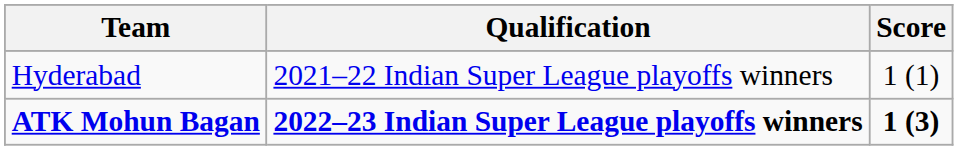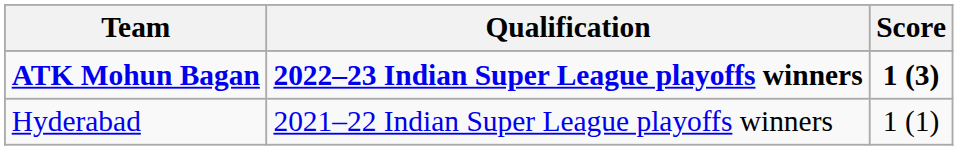rows swapped: (76, 74) <-> (136, 121)
